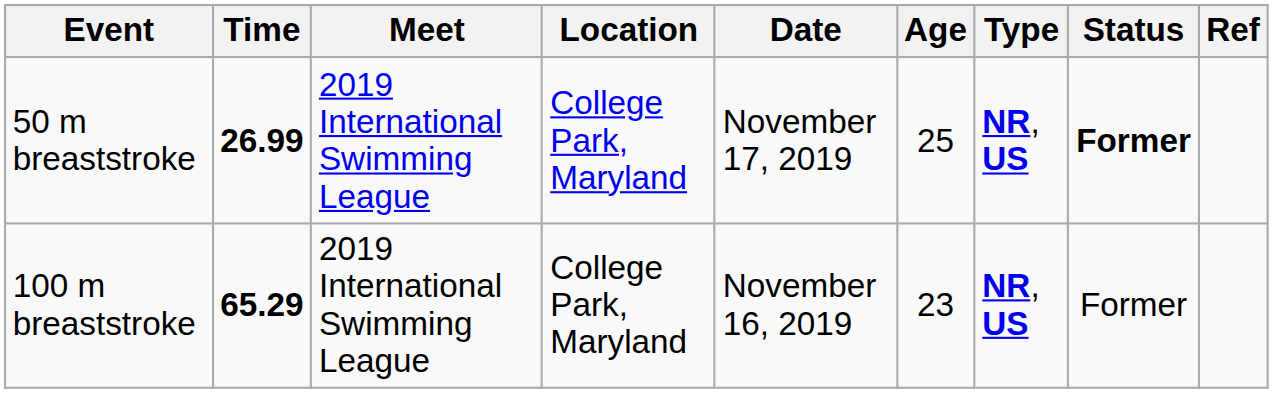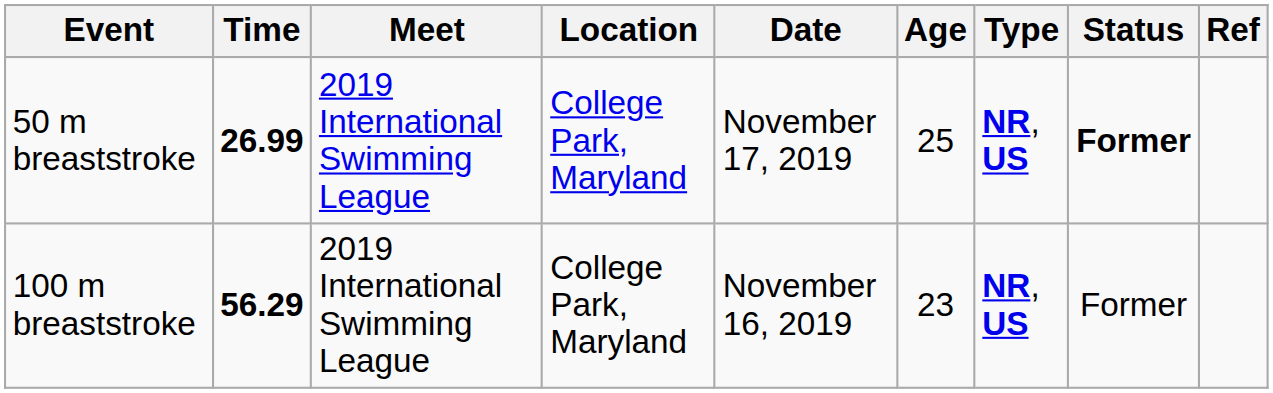(262, 304) 65.29 -> (262, 304) 56.29
